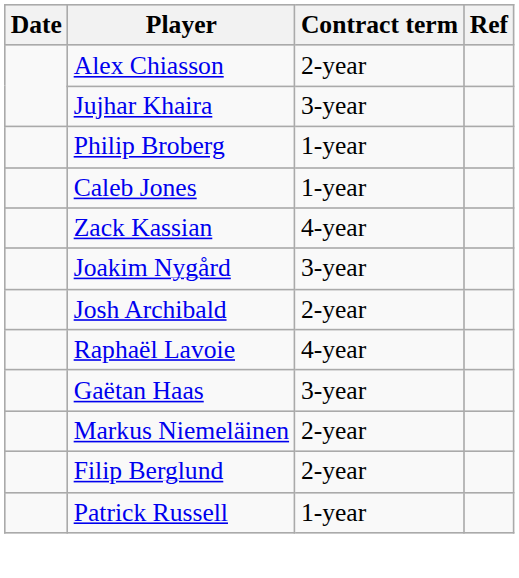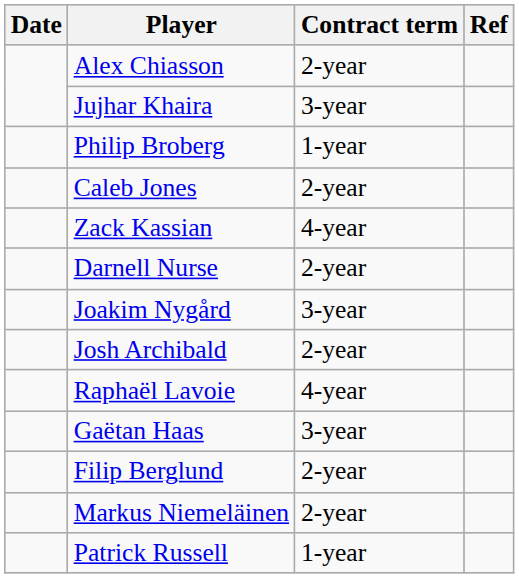(334, 187) 1-year -> (334, 187) 2-year
+ row: (146, 268)
rows swapped: (181, 430) <-> (148, 471)
